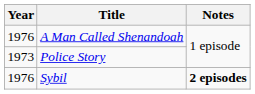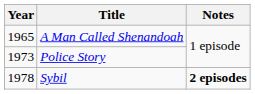(21, 36) 1976 -> (21, 36) 1965
(21, 78) 1976 -> (21, 78) 1978
